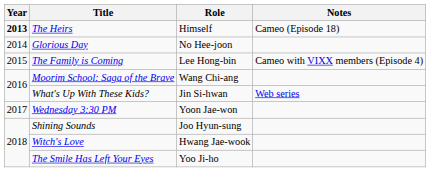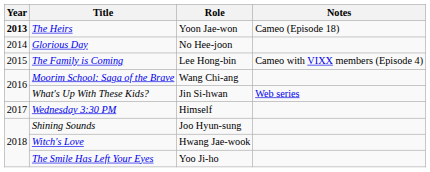(196, 28) Himself -> (208, 28) Yoon Jae-won
(208, 110) Yoon Jae-won -> (196, 110) Himself
